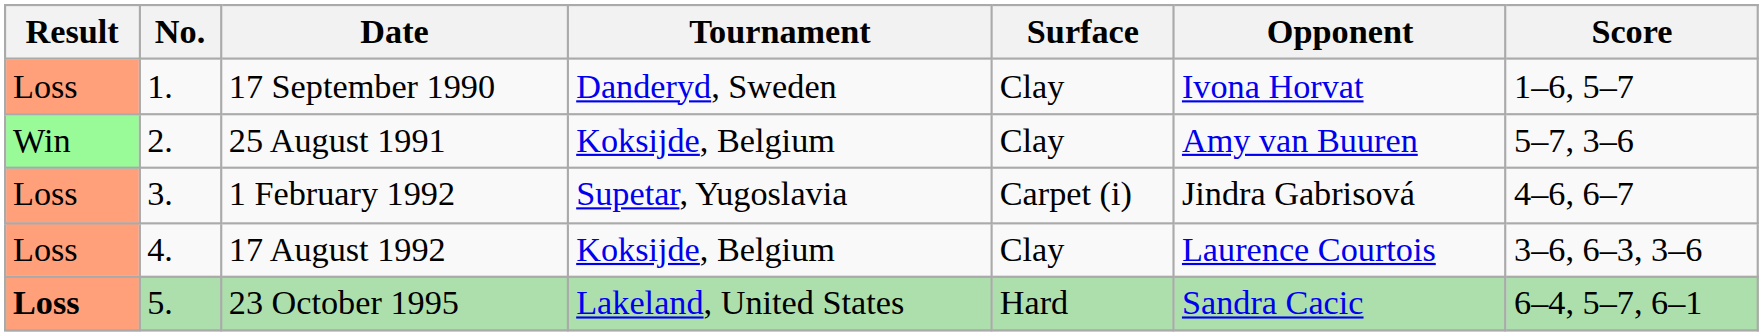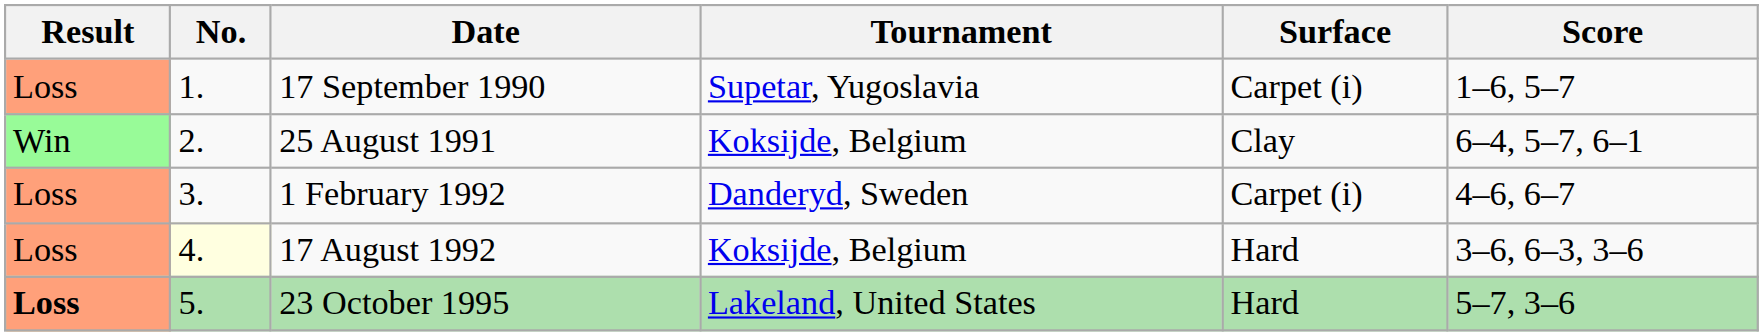- column: (1340, 31)
(706, 85) Danderyd, Sweden -> (844, 85) Supetar, Yugoslavia
(1032, 85) Clay -> (1297, 85) Carpet (i)
(1574, 140) 5–7, 3–6 -> (1549, 140) 6–4, 5–7, 6–1
(712, 194) Supetar, Yugoslavia -> (838, 194) Danderyd, Sweden
(160, 248) no background -> (191, 248) lightyellow background
(1032, 248) Clay -> (1265, 248) Hard
(1608, 303) 6–4, 5–7, 6–1 -> (1515, 303) 5–7, 3–6
